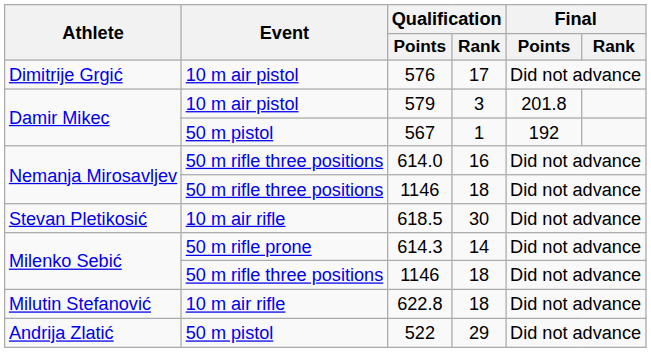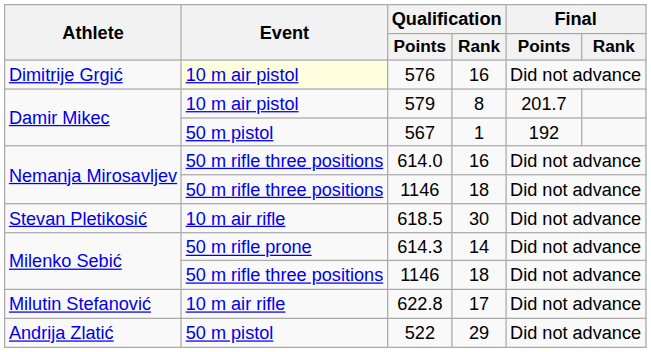(242, 75) no background -> (242, 75) lightyellow background
(479, 75) 17 -> (479, 75) 16
(479, 104) 3 -> (479, 104) 8
(544, 104) 201.8 -> (544, 104) 201.7
(479, 304) 18 -> (479, 304) 17
